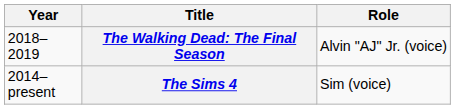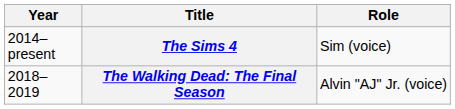rows swapped: (199, 84) <-> (199, 46)
